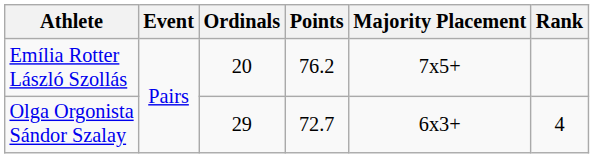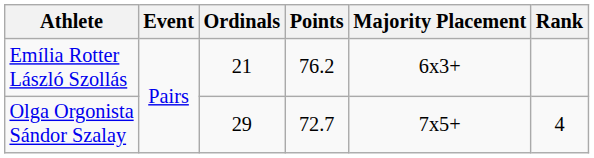(242, 67) 20 -> (242, 67) 21
(440, 67) 7x5+ -> (440, 67) 6x3+
(440, 124) 6x3+ -> (440, 124) 7x5+
